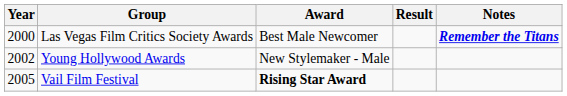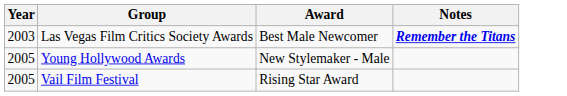- column: (414, 15)
(21, 36) 2000 -> (21, 36) 2003
(21, 58) 2002 -> (21, 58) 2005
(313, 79) bold -> (309, 79) normal
